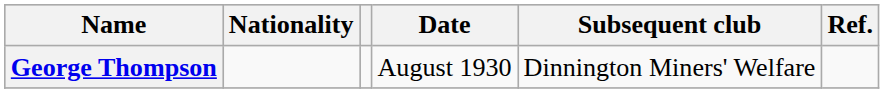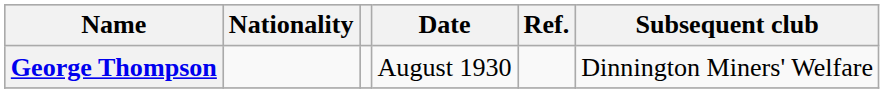columns swapped: (669, 25) <-> (850, 25)
